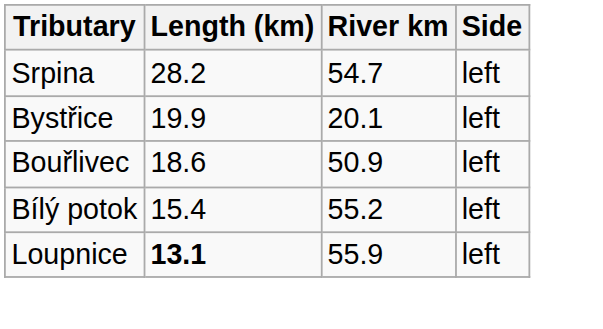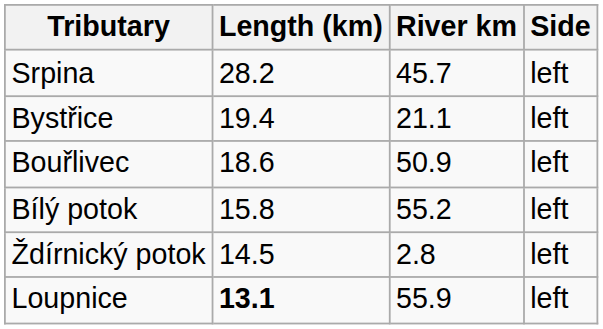(355, 72) 54.7 -> (424, 72) 45.7
(178, 118) 19.9 -> (247, 118) 19.4
(355, 118) 20.1 -> (424, 118) 21.1
(178, 208) 15.4 -> (247, 208) 15.8
+ row: (109, 254)
